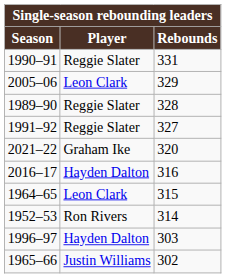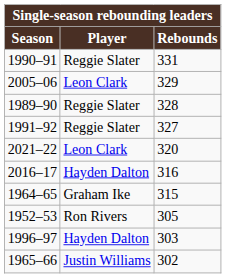(97, 149) Graham Ike -> (95, 149) Leon Clark
(95, 194) Leon Clark -> (97, 194) Graham Ike
(168, 216) 314 -> (168, 216) 305
